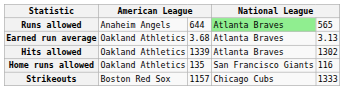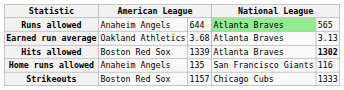(143, 52) Oakland Athletics -> (135, 52) Boston Red Sox
(328, 52) normal -> (328, 52) bold
(143, 65) Oakland Athletics -> (135, 65) Anaheim Angels
